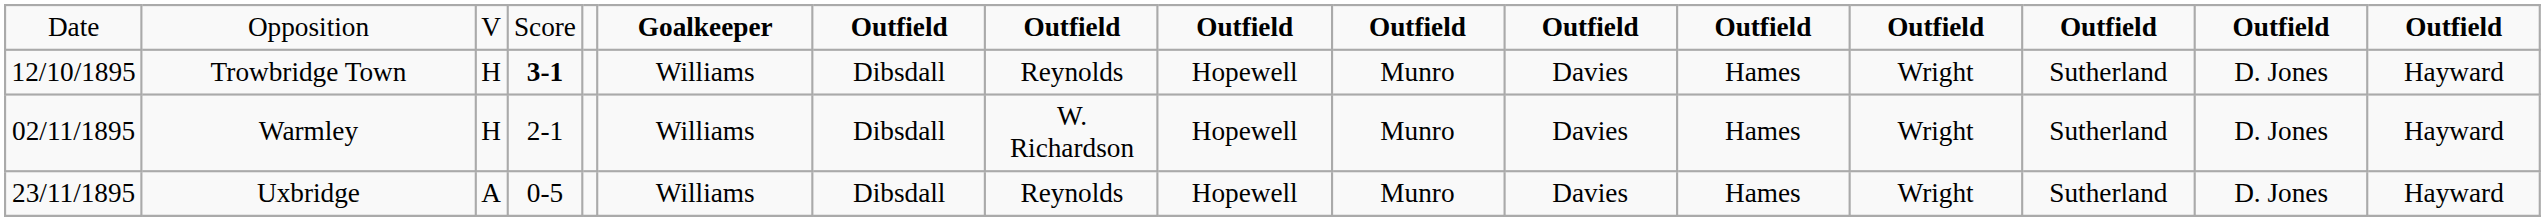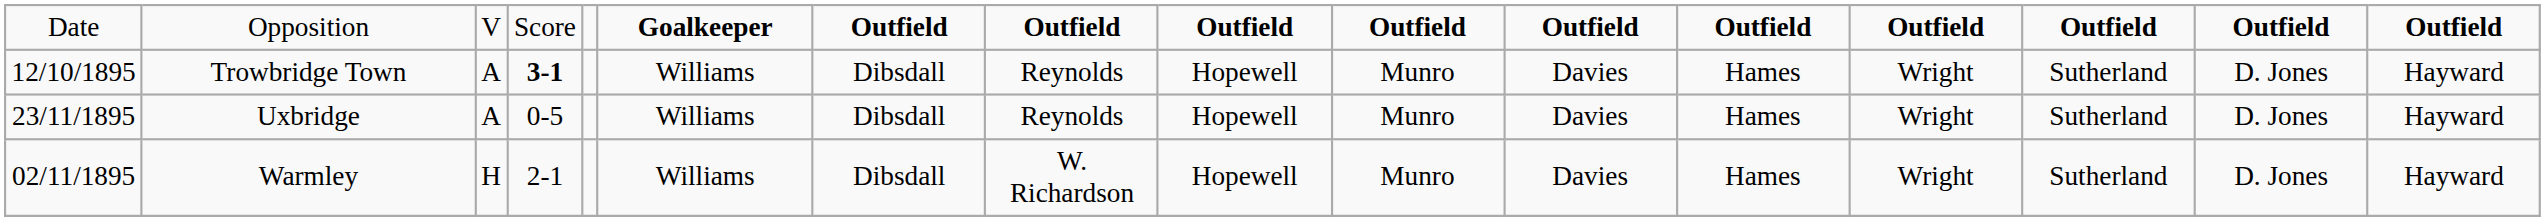(491, 71) H -> (491, 71) A
rows swapped: (308, 132) <-> (308, 193)
